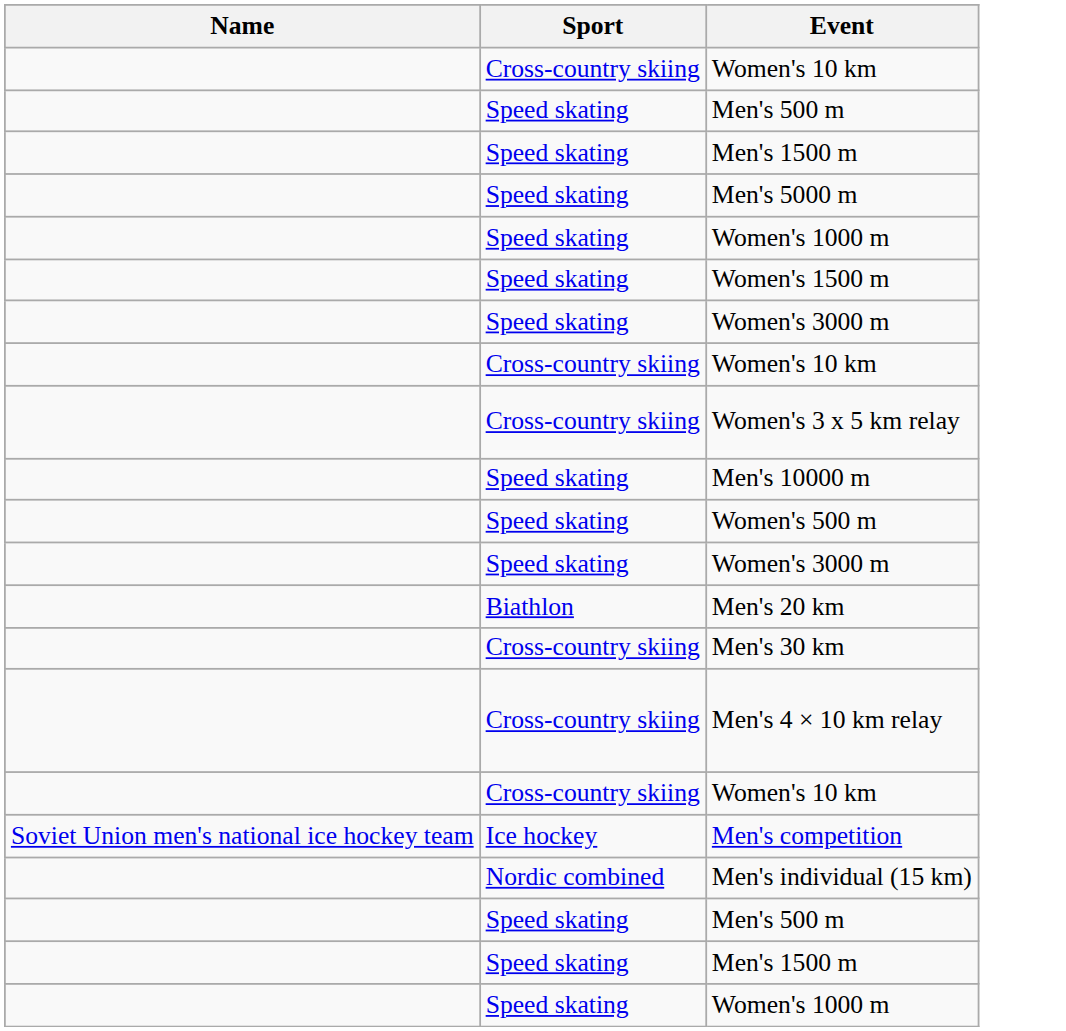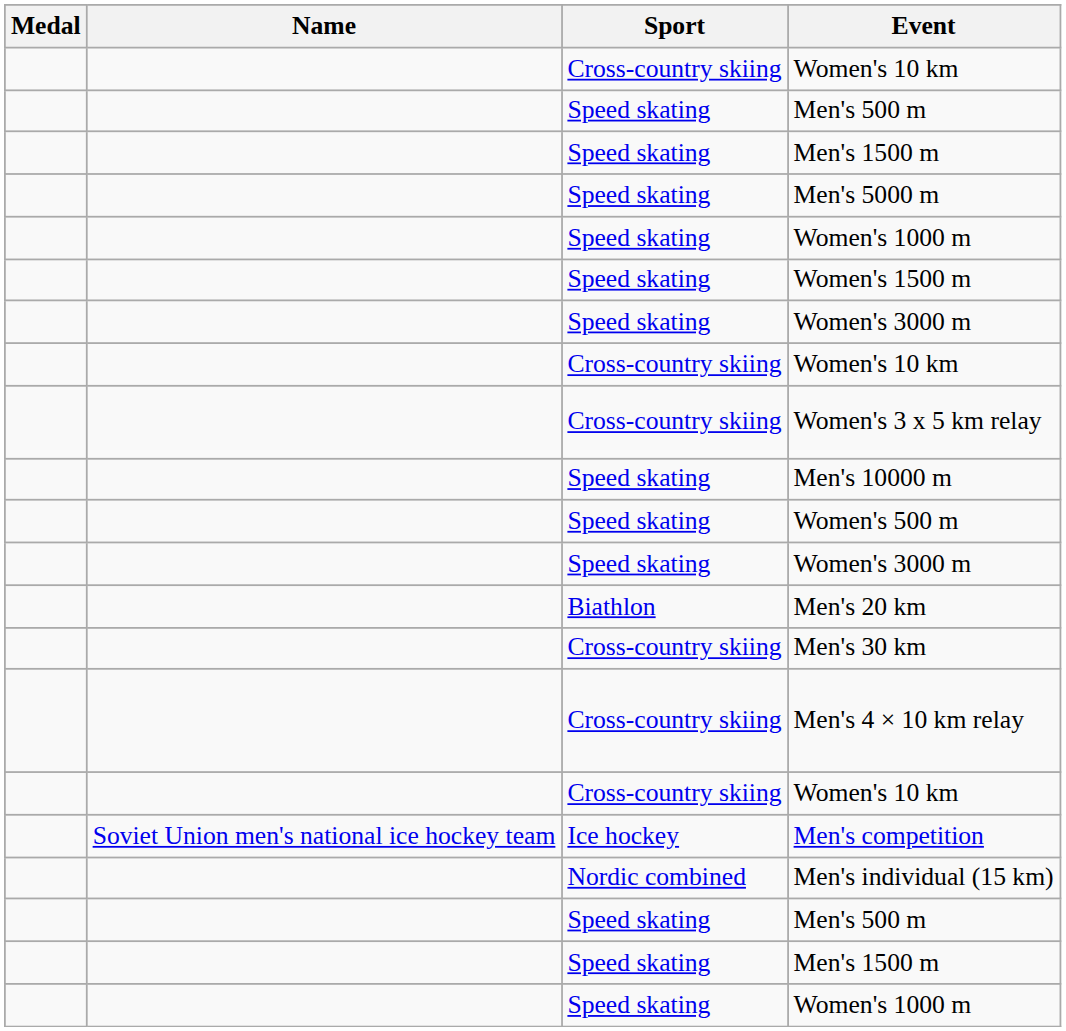+ column: (46, 26)
